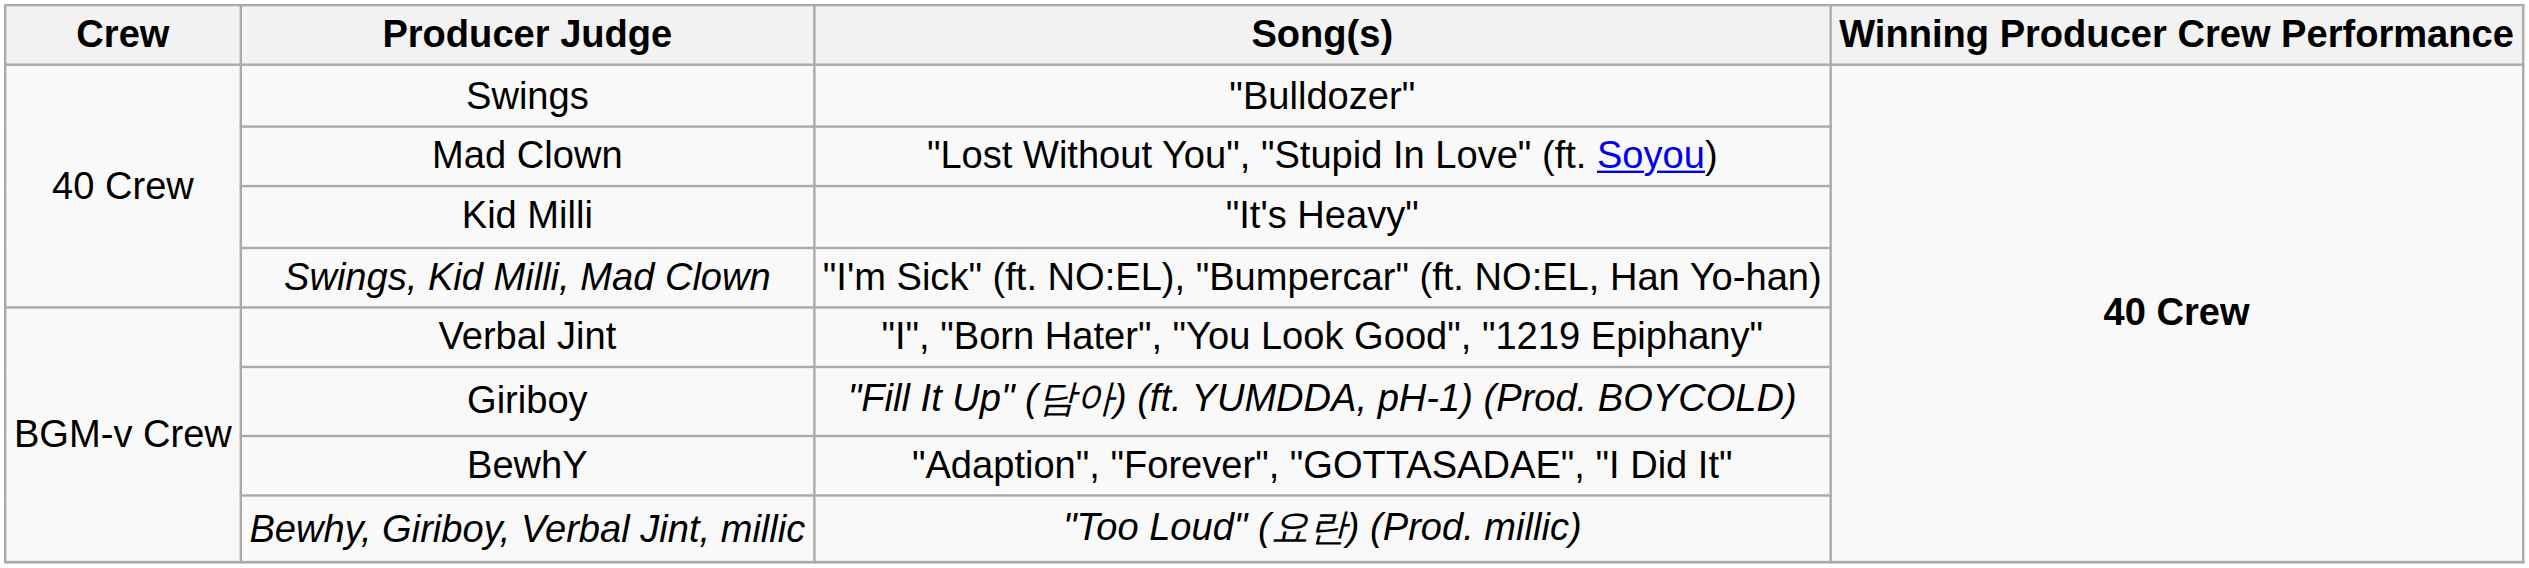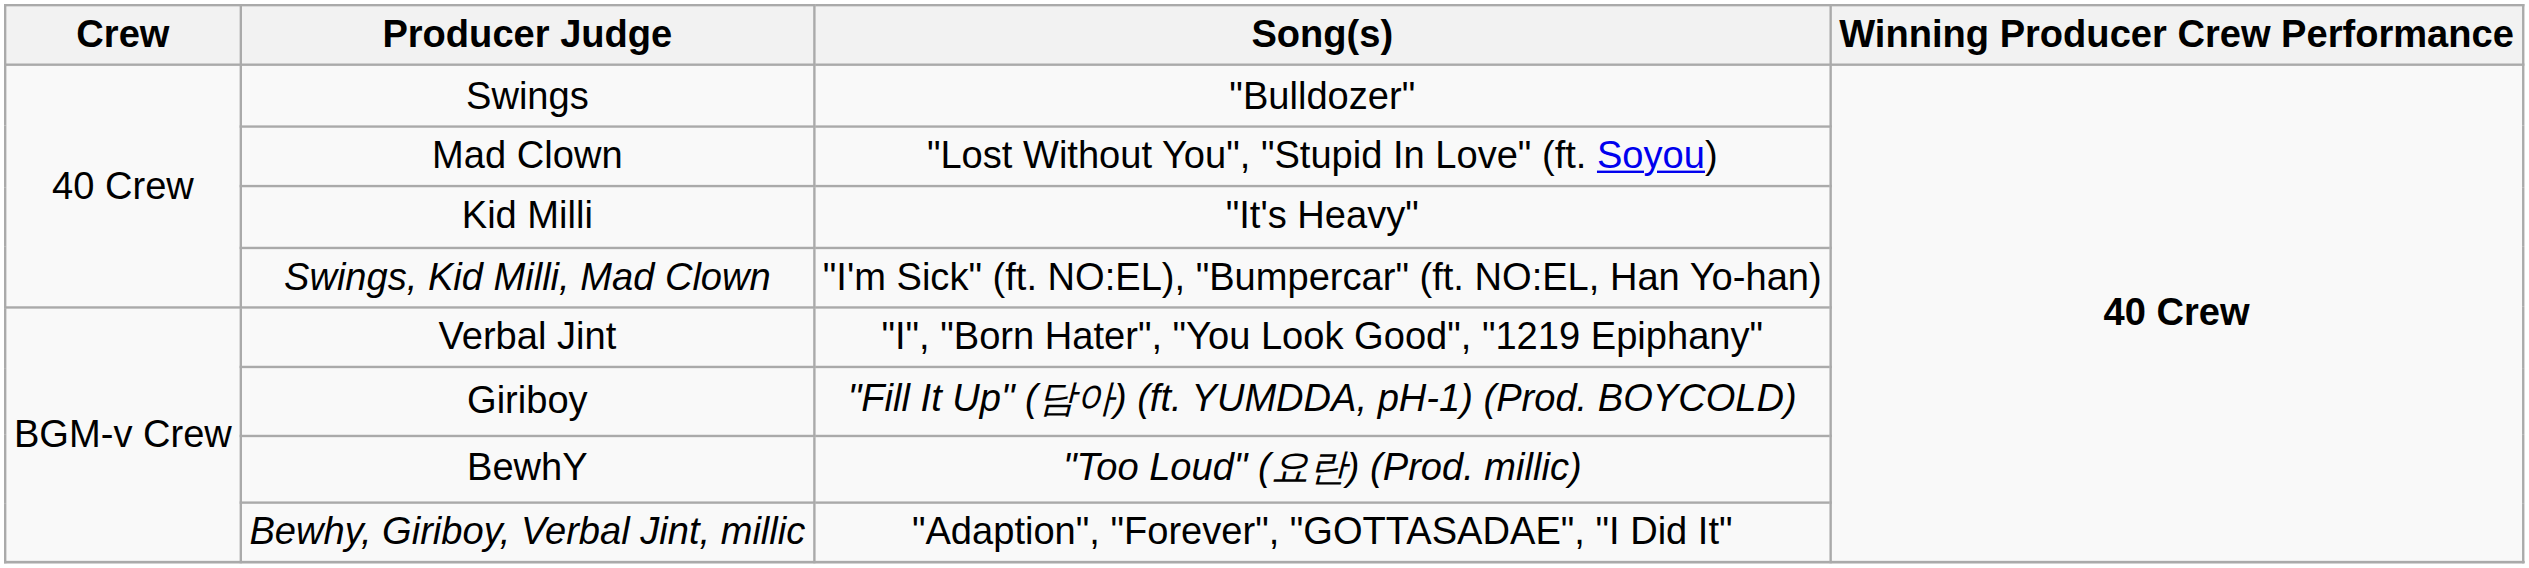(1322, 464) "Adaption", "Forever", "GOTTASADAE", "I Did It" -> (1322, 466) "Too Loud" (요란) (Prod. millic)
(1322, 527) "Too Loud" (요란) (Prod. millic) -> (1322, 532) "Adaption", "Forever", "GOTTASADAE", "I Did It"
